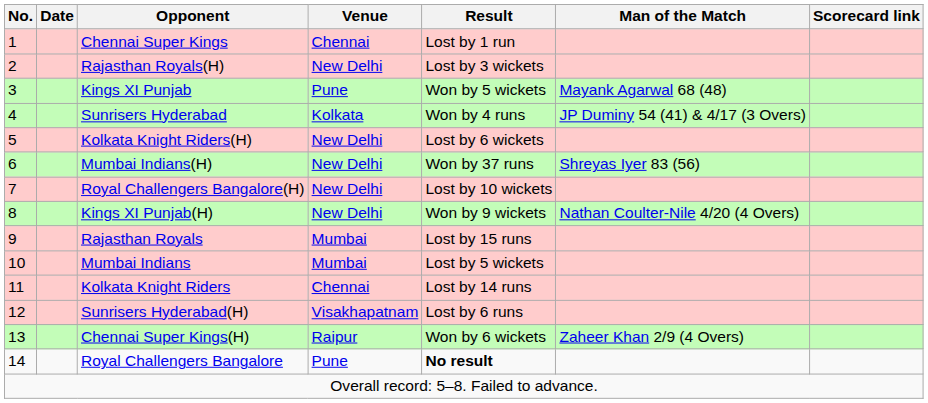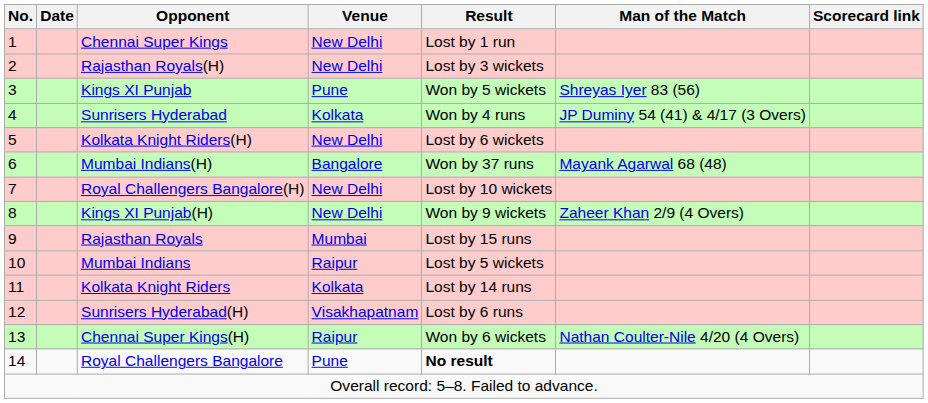(341, 41) Chennai -> (347, 41) New Delhi
(643, 90) Mayank Agarwal 68 (48) -> (630, 90) Shreyas Iyer 83 (56)
(347, 164) New Delhi -> (347, 164) Bangalore
(630, 164) Shreyas Iyer 83 (56) -> (643, 164) Mayank Agarwal 68 (48)
(679, 213) Nathan Coulter-Nile 4/20 (4 Overs) -> (652, 213) Zaheer Khan 2/9 (4 Overs)
(339, 262) Mumbai -> (334, 262) Raipur
(341, 287) Chennai -> (337, 287) Kolkata
(652, 336) Zaheer Khan 2/9 (4 Overs) -> (679, 336) Nathan Coulter-Nile 4/20 (4 Overs)
